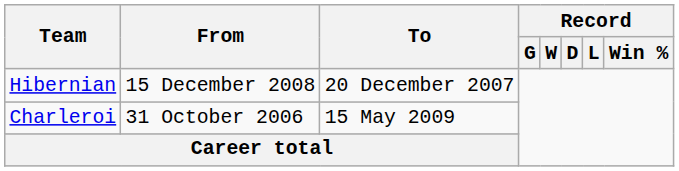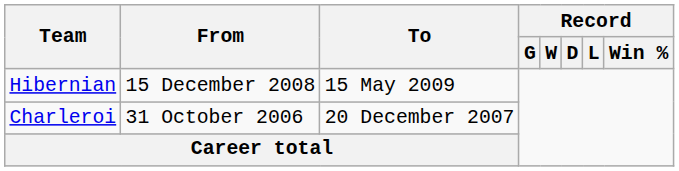(420, 85) 20 December 2007 -> (390, 85) 15 May 2009
(390, 117) 15 May 2009 -> (420, 117) 20 December 2007
